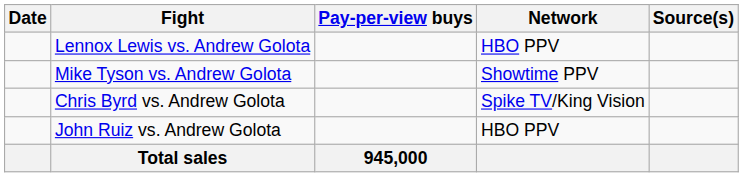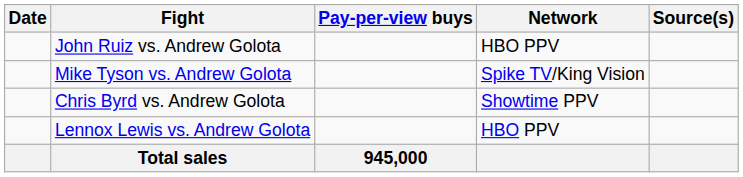rows swapped: (183, 46) <-> (168, 130)
(540, 74) Showtime PPV -> (563, 74) Spike TV/King Vision
(563, 102) Spike TV/King Vision -> (540, 102) Showtime PPV
